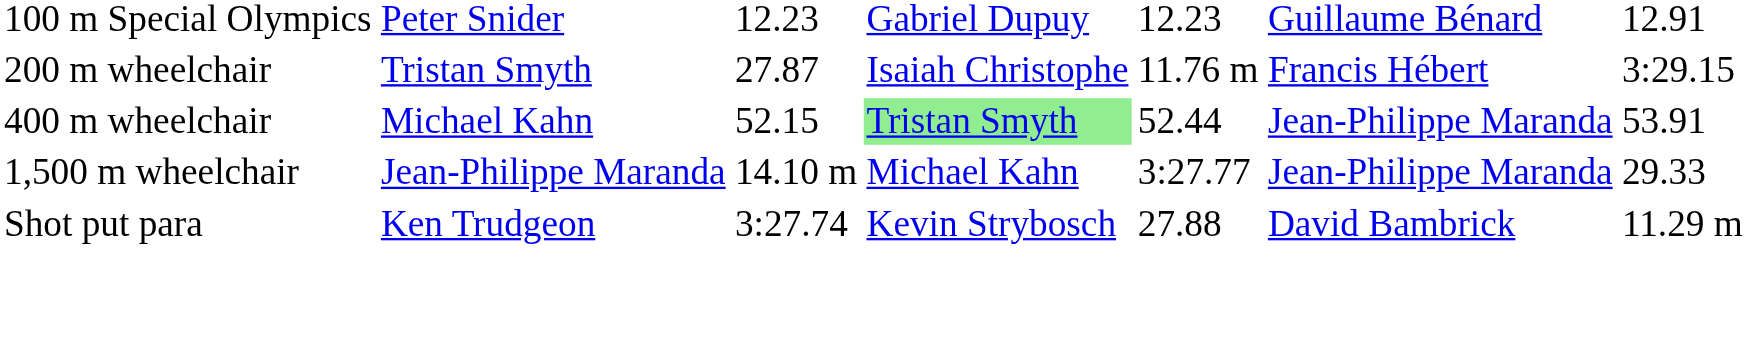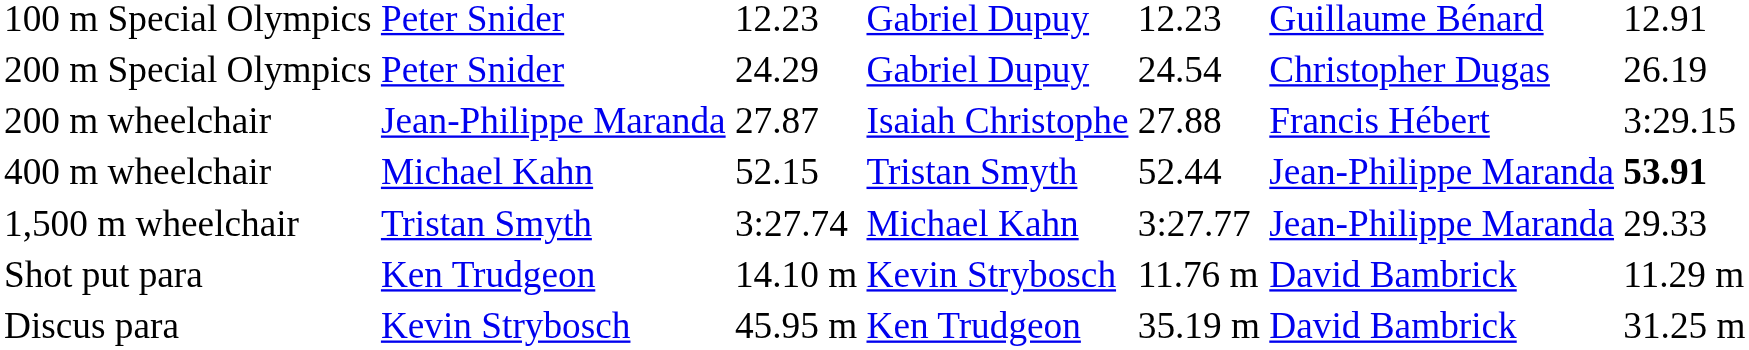+ row: (188, 69)
(486, 69) Tristan Smyth -> (553, 120) Jean-Philippe Maranda
(1198, 69) 11.76 m -> (1180, 120) 27.88
(972, 120) lightgreen background -> (972, 172) no background
(1664, 120) normal -> (1665, 172) bold
(553, 172) Jean-Philippe Maranda -> (486, 223) Tristan Smyth
(796, 172) 14.10 m -> (791, 223) 3:27.74
(791, 223) 3:27.74 -> (796, 274) 14.10 m
(1180, 223) 27.88 -> (1198, 274) 11.76 m
+ row: (91, 325)
